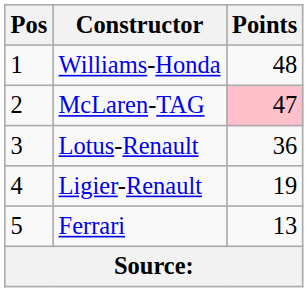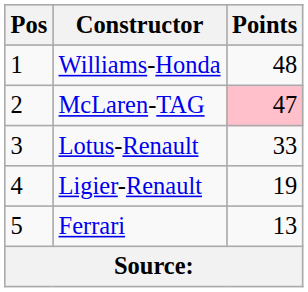(285, 145) 36 -> (285, 145) 33
